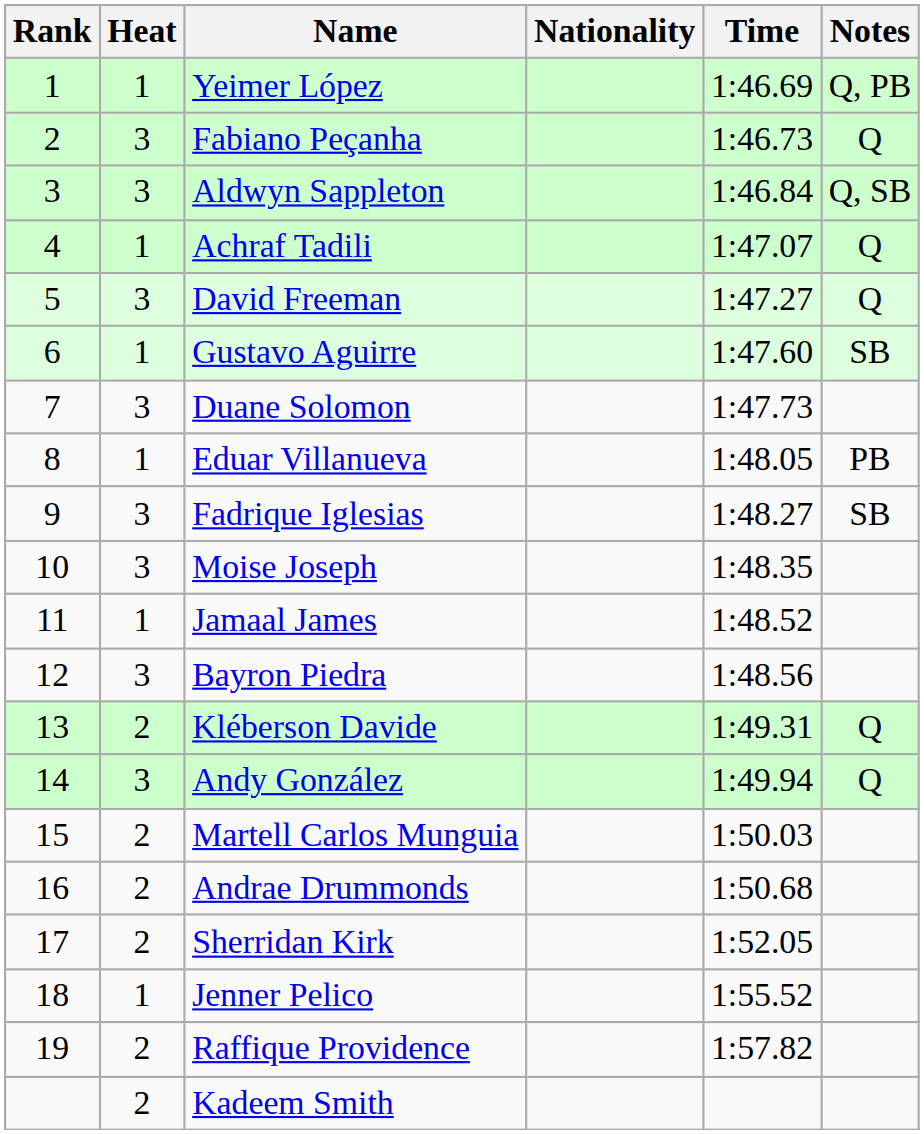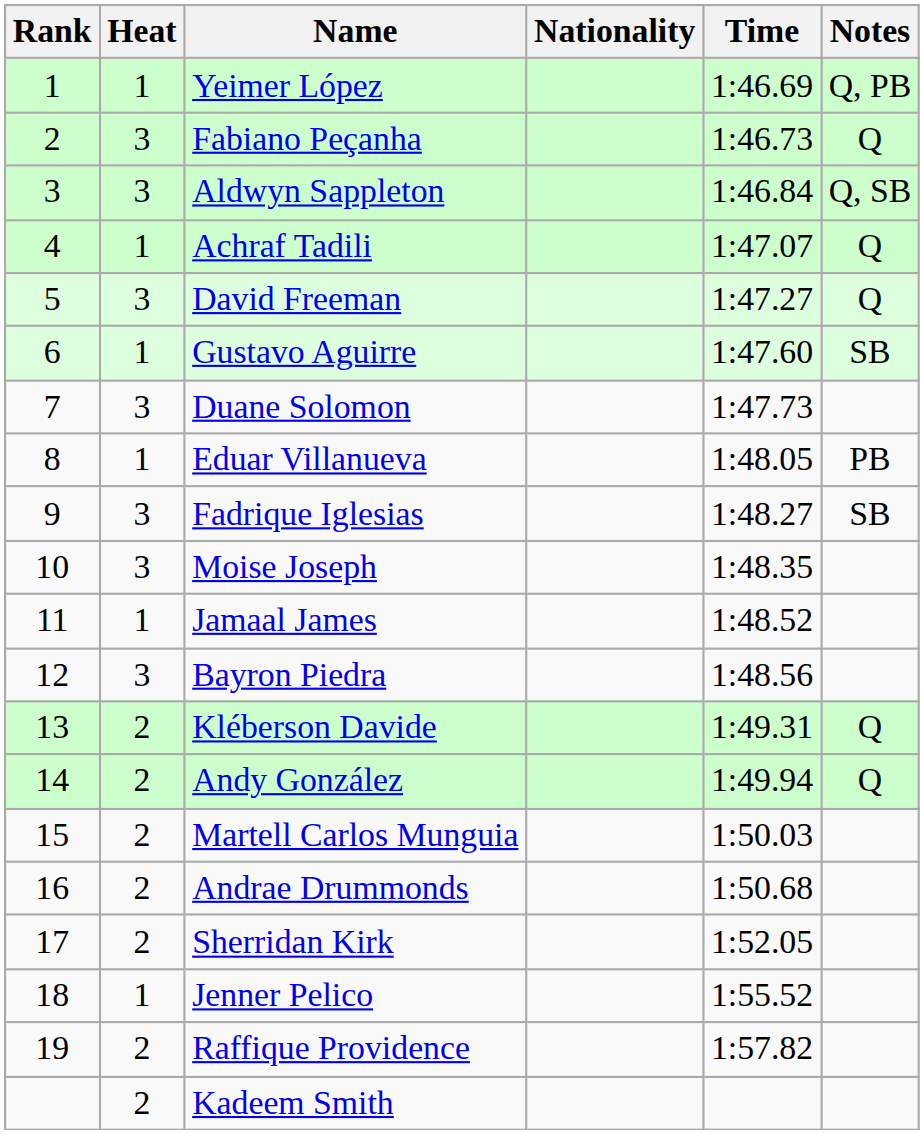(142, 780) 3 -> (142, 780) 2
